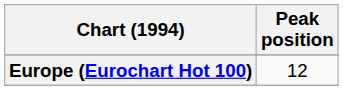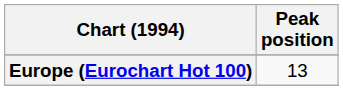(297, 70) 12 -> (297, 70) 13
